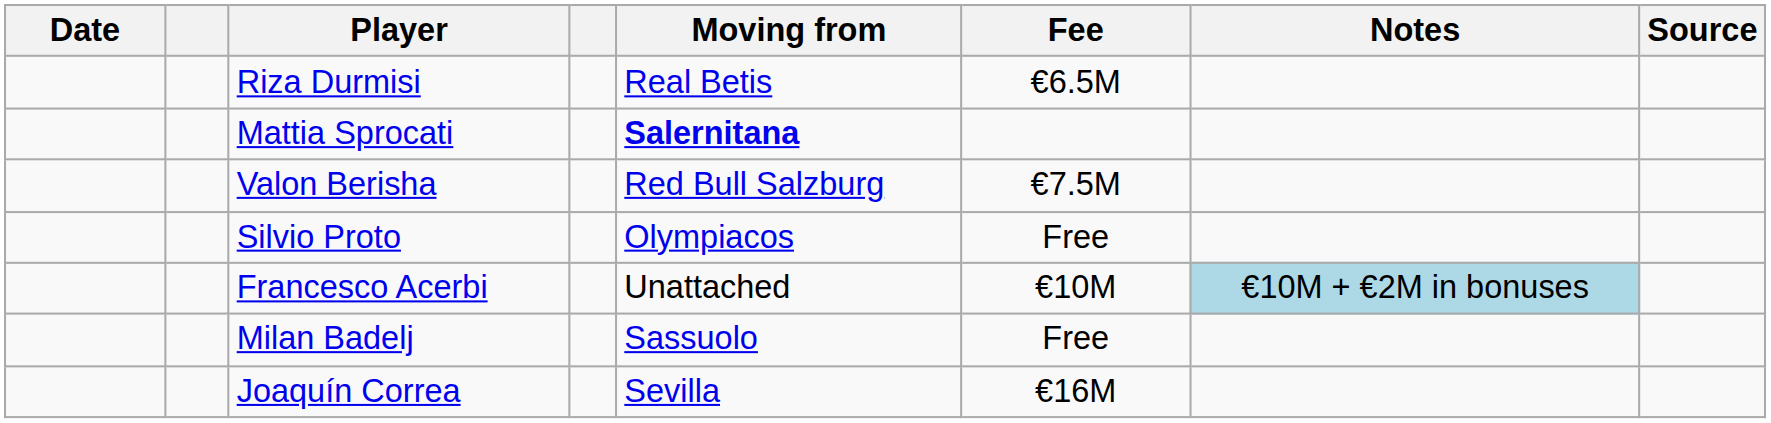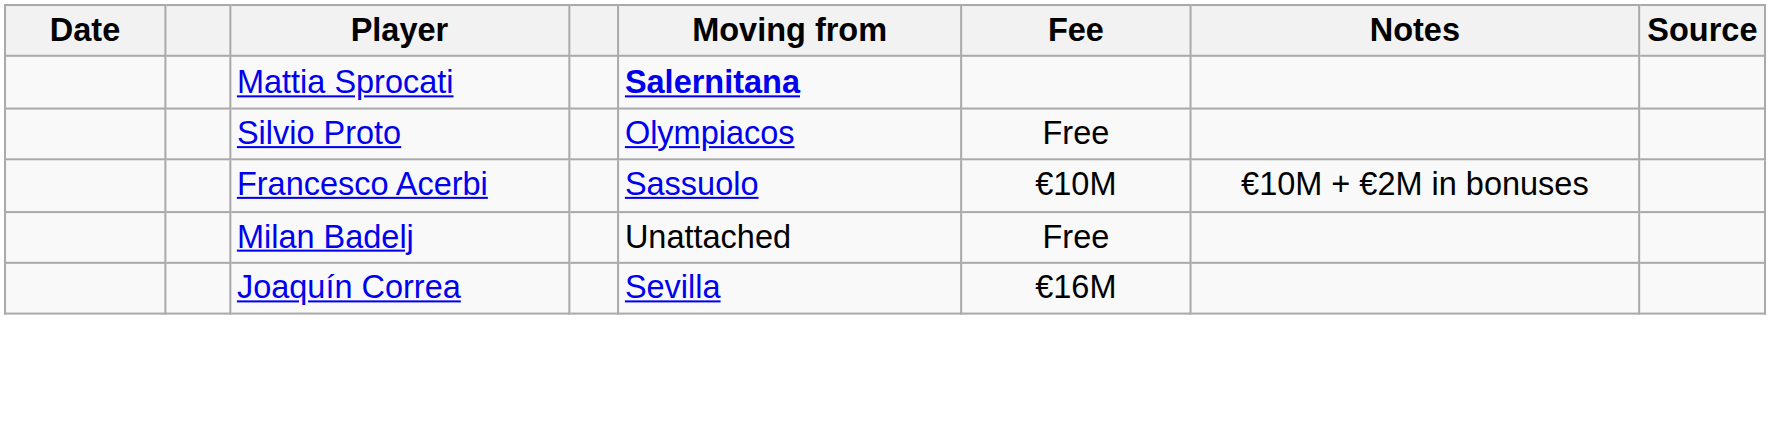- row: (329, 81)
- row: (337, 184)
(707, 287) Unattached -> (692, 184) Sassuolo
(1415, 287) lightblue background -> (1415, 184) no background
(691, 339) Sassuolo -> (708, 236) Unattached
